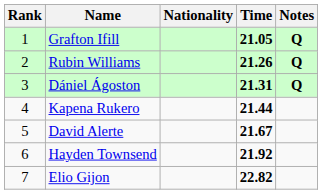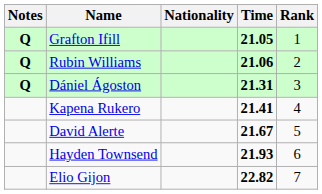columns swapped: (25, 16) <-> (297, 16)
(256, 62) 21.26 -> (257, 62) 21.06
(256, 108) 21.44 -> (257, 108) 21.41
(256, 154) 21.92 -> (257, 154) 21.93
